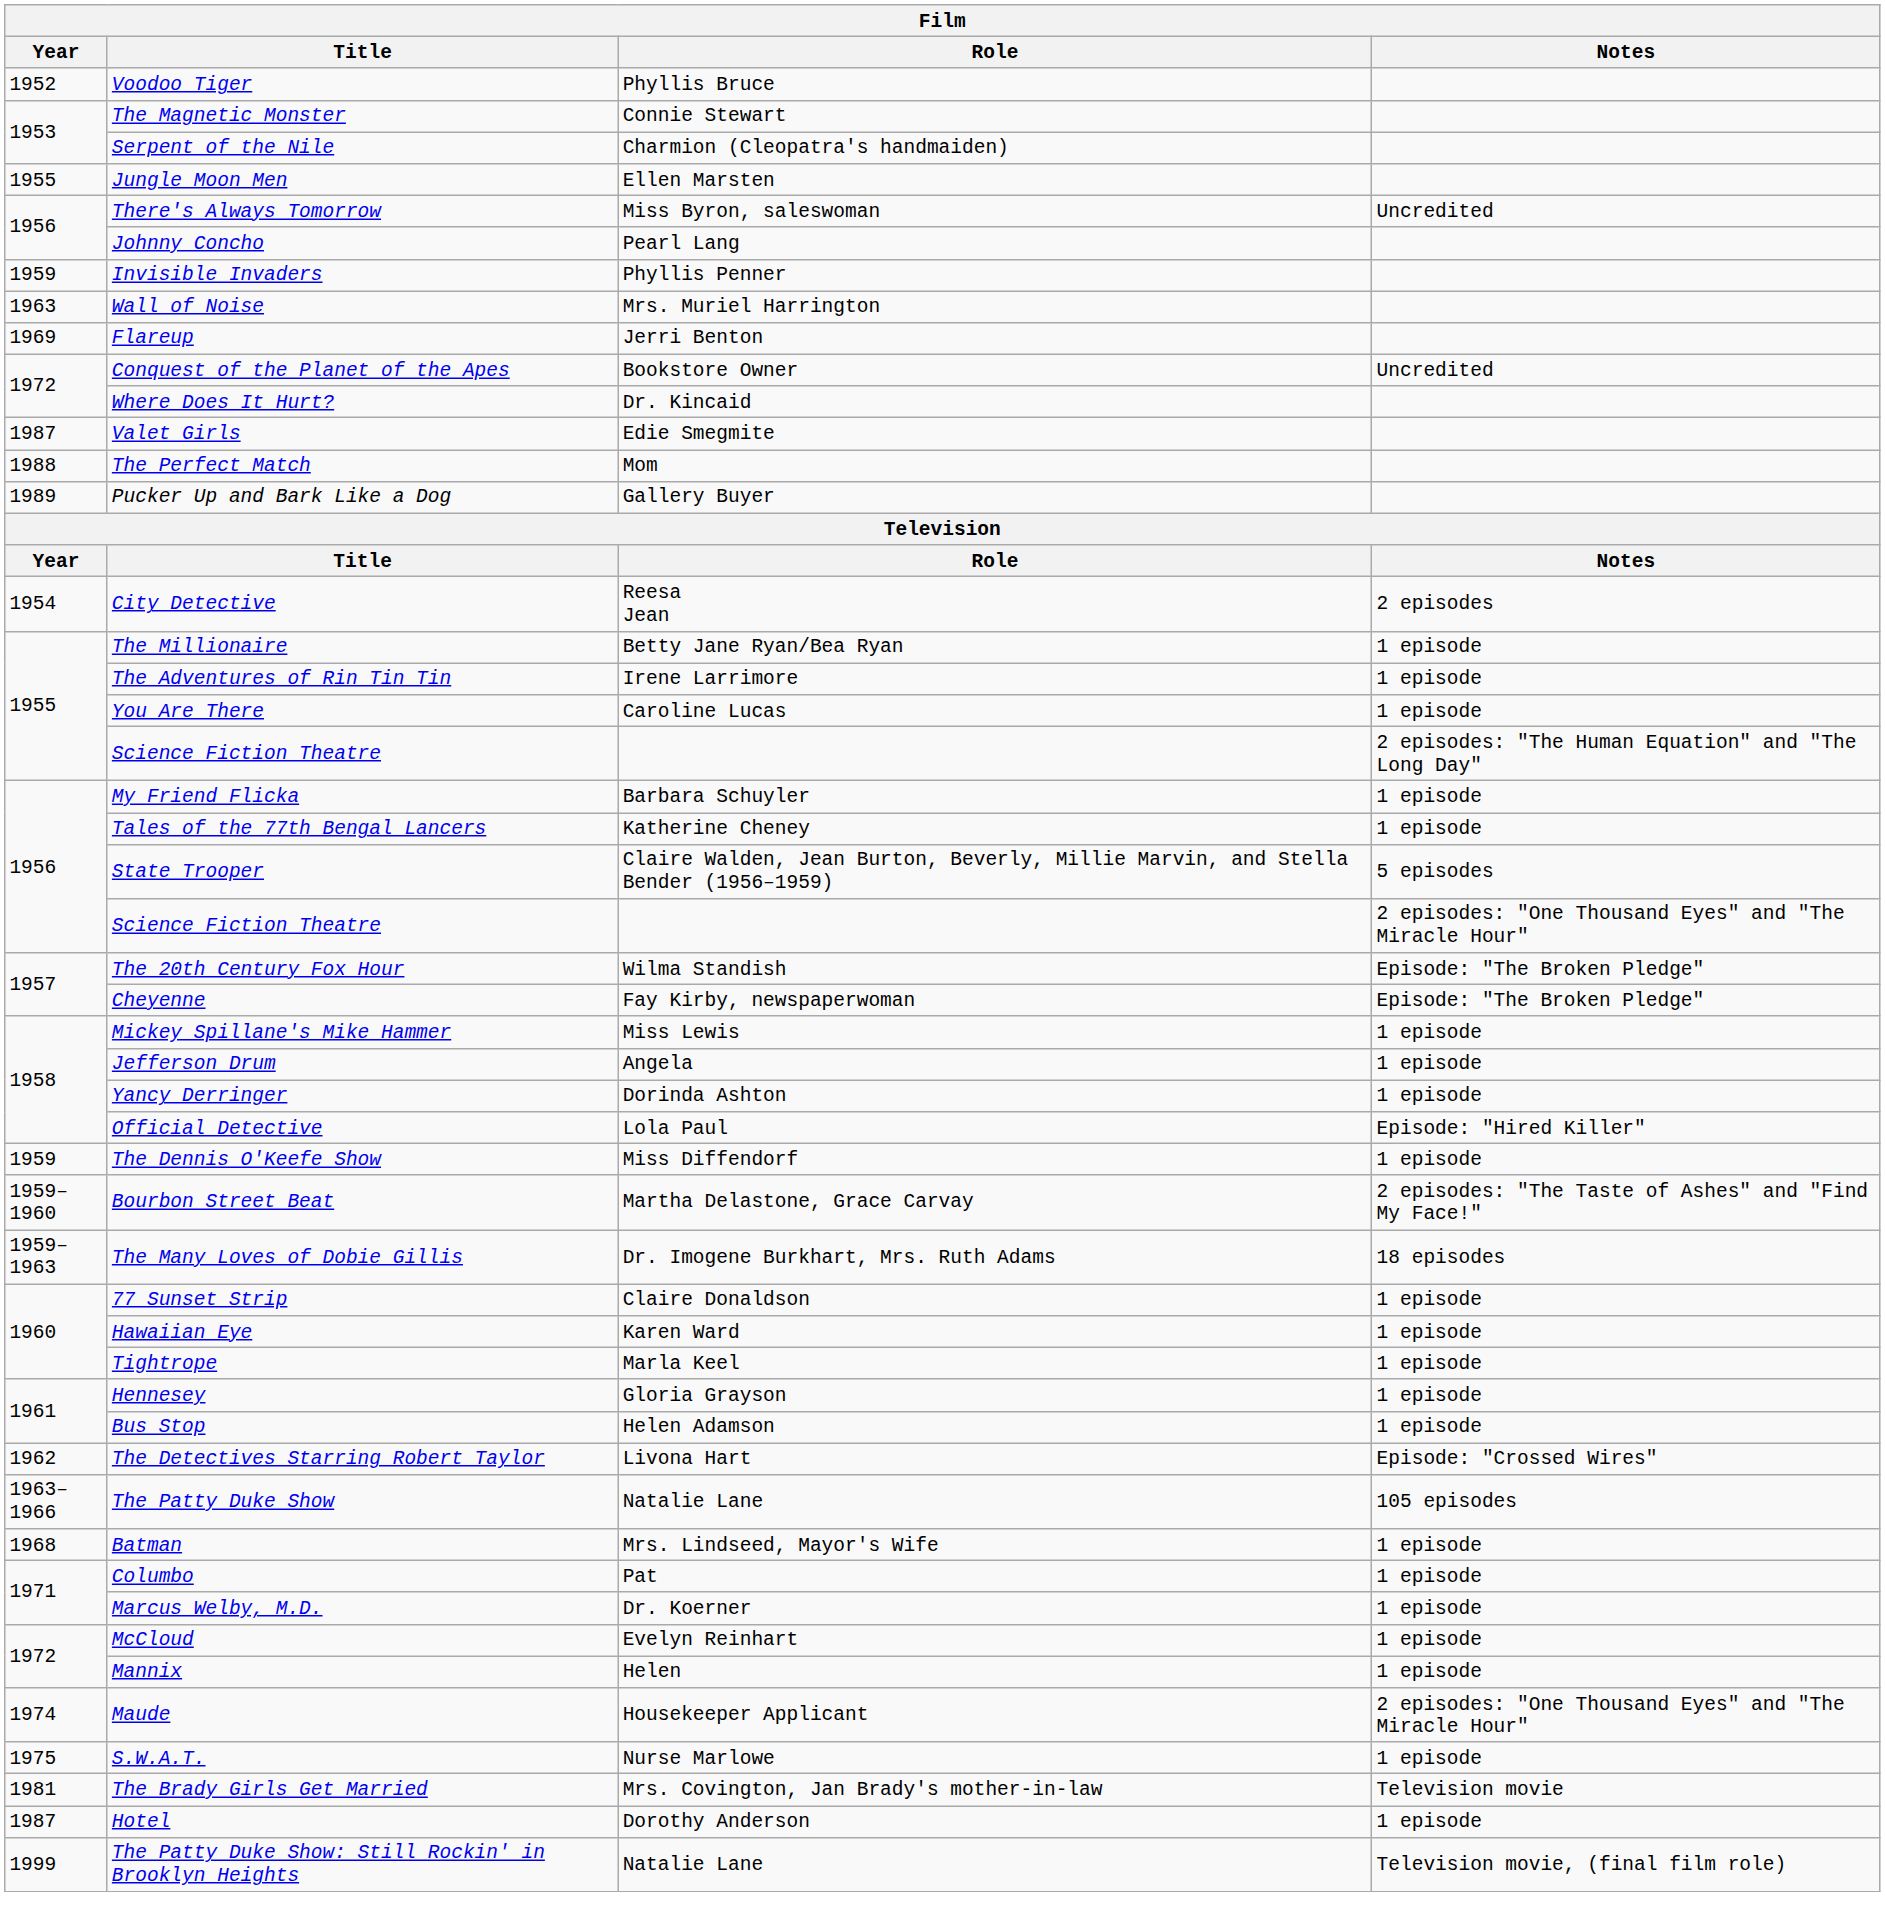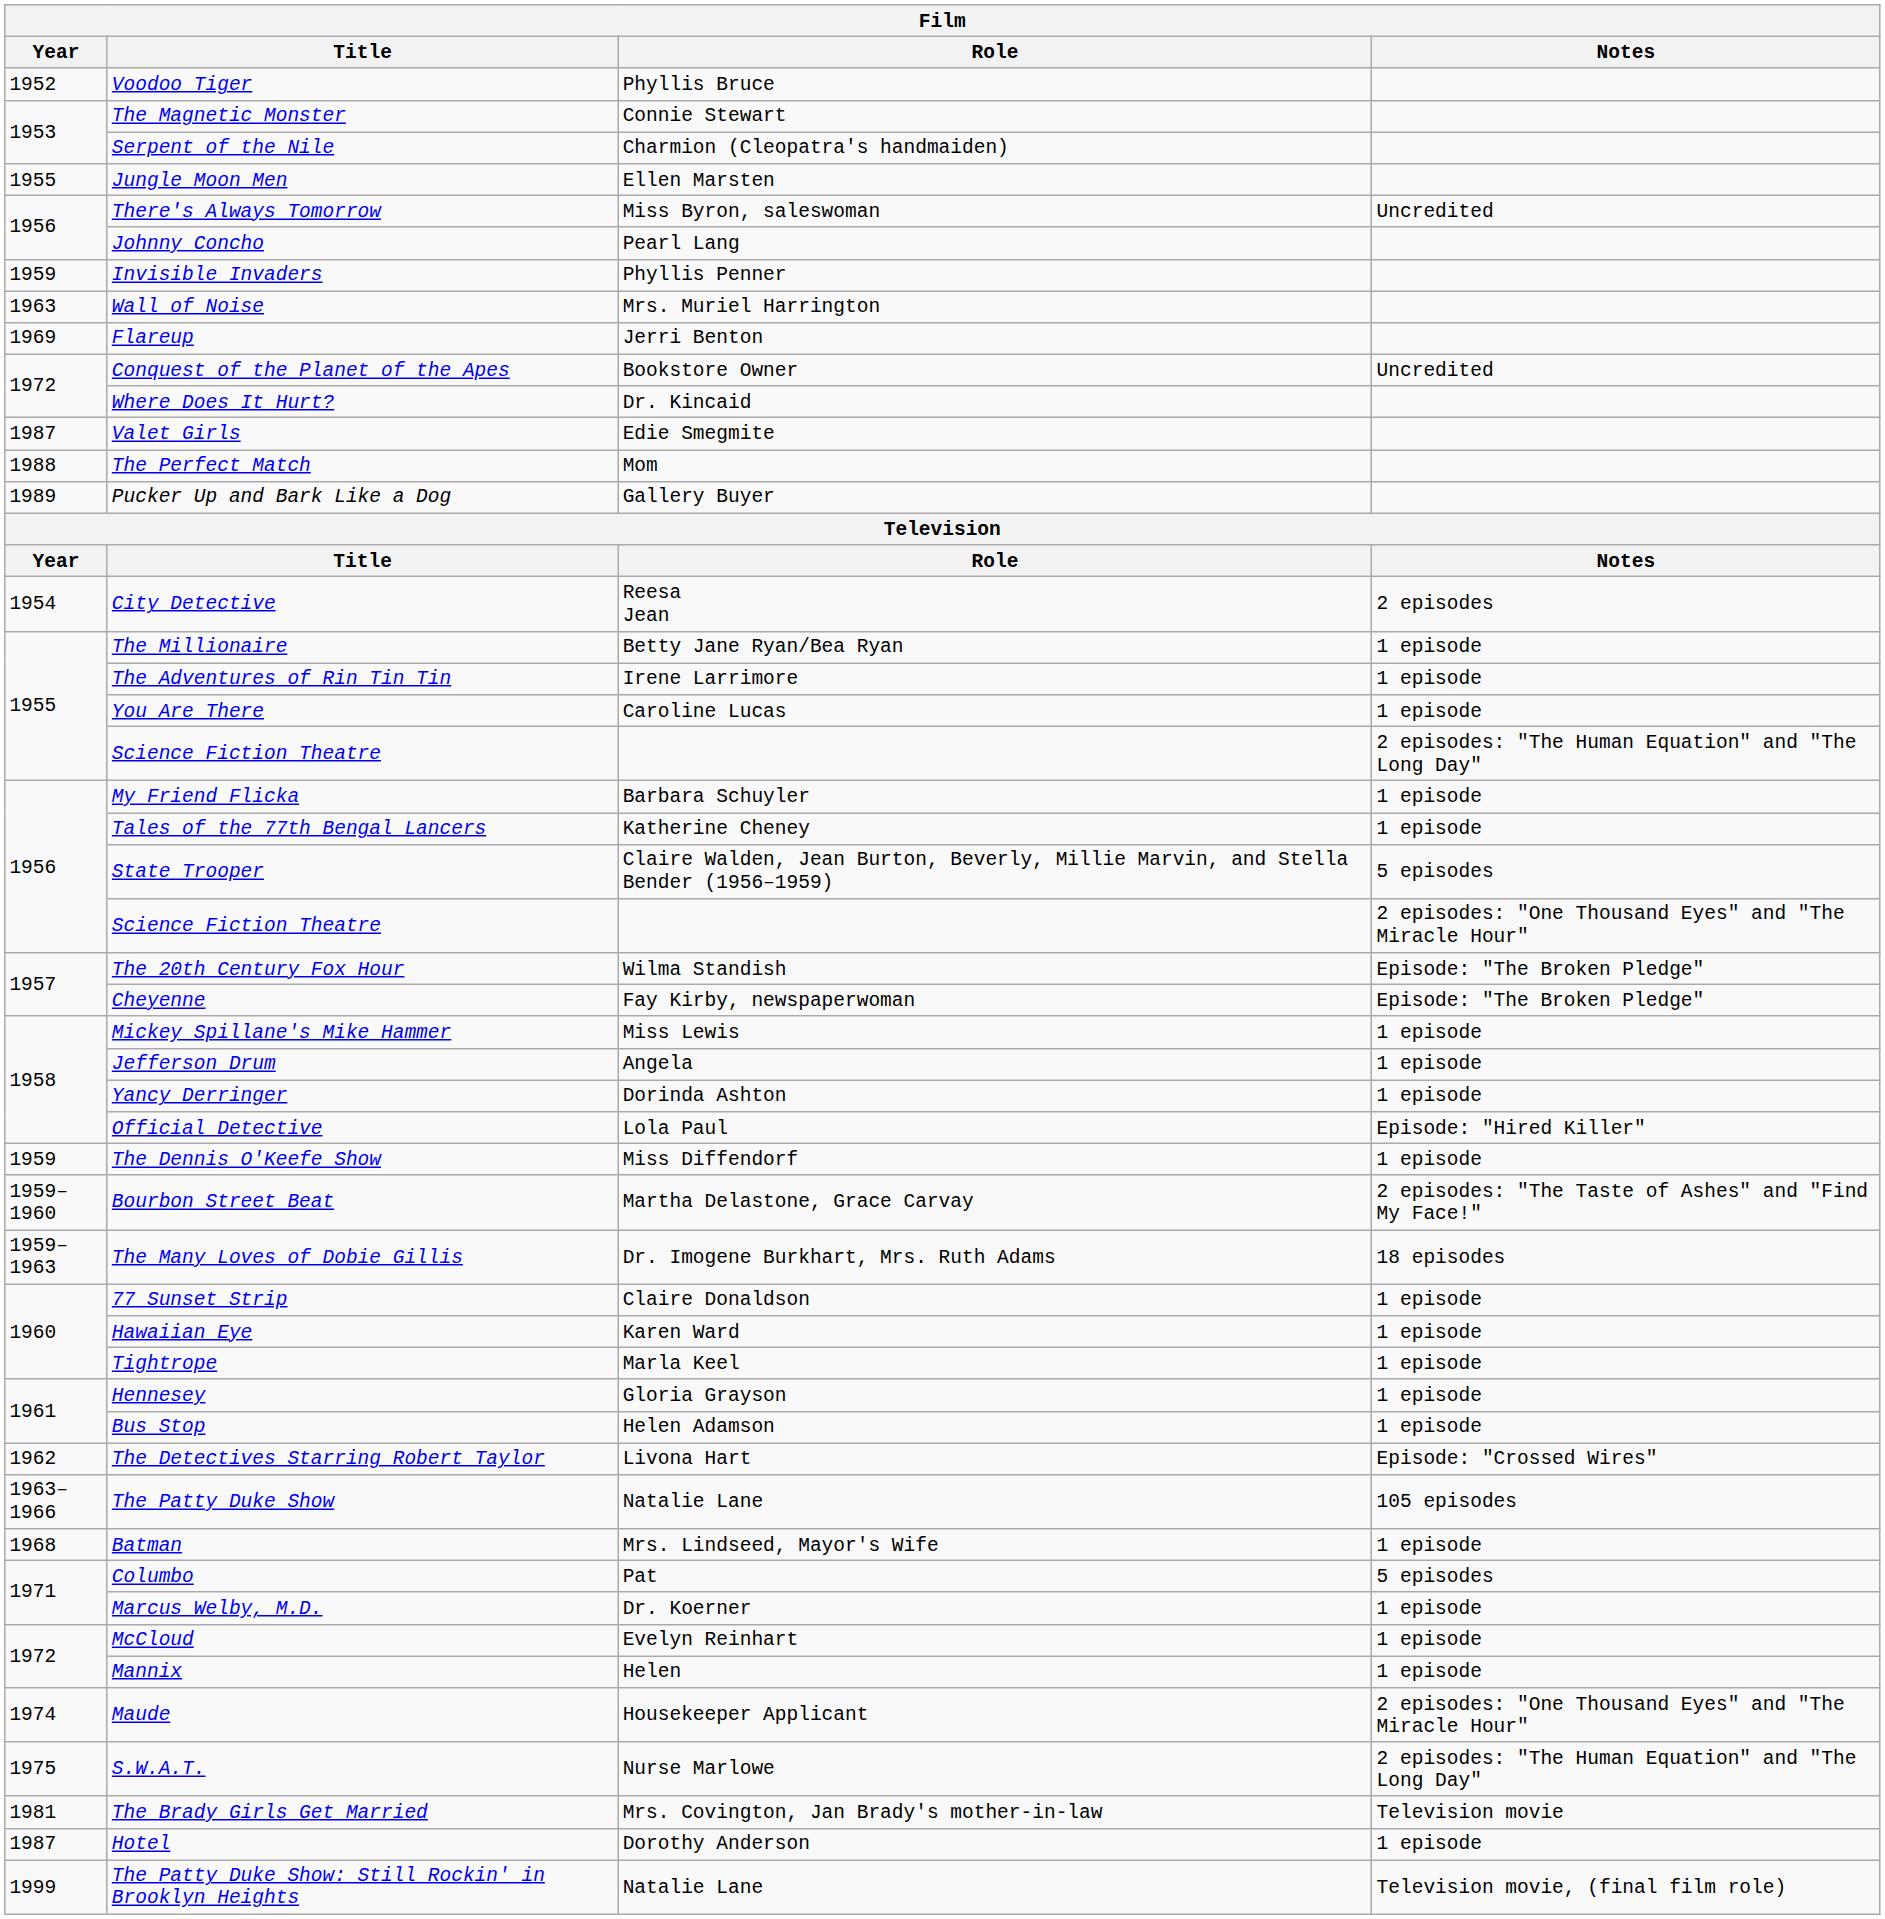(1429, 1577) 1 episode -> (1435, 1577) 5 episodes
(1429, 1758) 1 episode -> (1616, 1769) 2 episodes: "The Human Equation" and "The Long Day"
